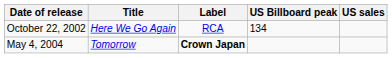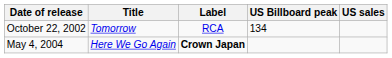(133, 28) Here We Go Again -> (113, 28) Tomorrow
(113, 45) Tomorrow -> (133, 45) Here We Go Again
